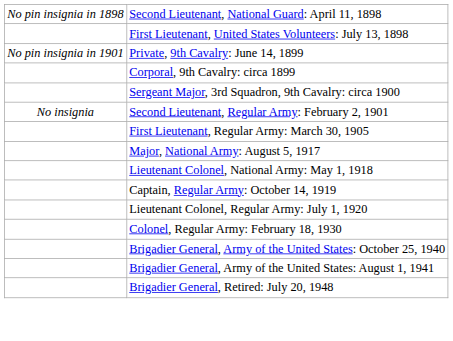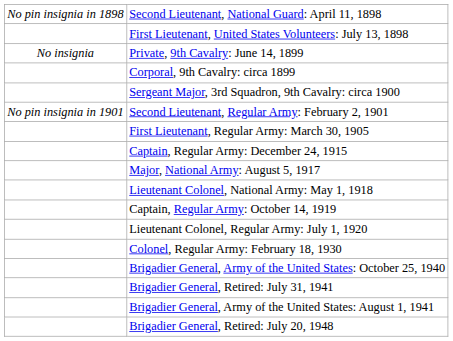(65, 53) No pin insignia in 1901 -> (65, 53) No insignia
(65, 111) No insignia -> (65, 111) No pin insignia in 1901
+ row: (238, 151)
+ row: (231, 287)
